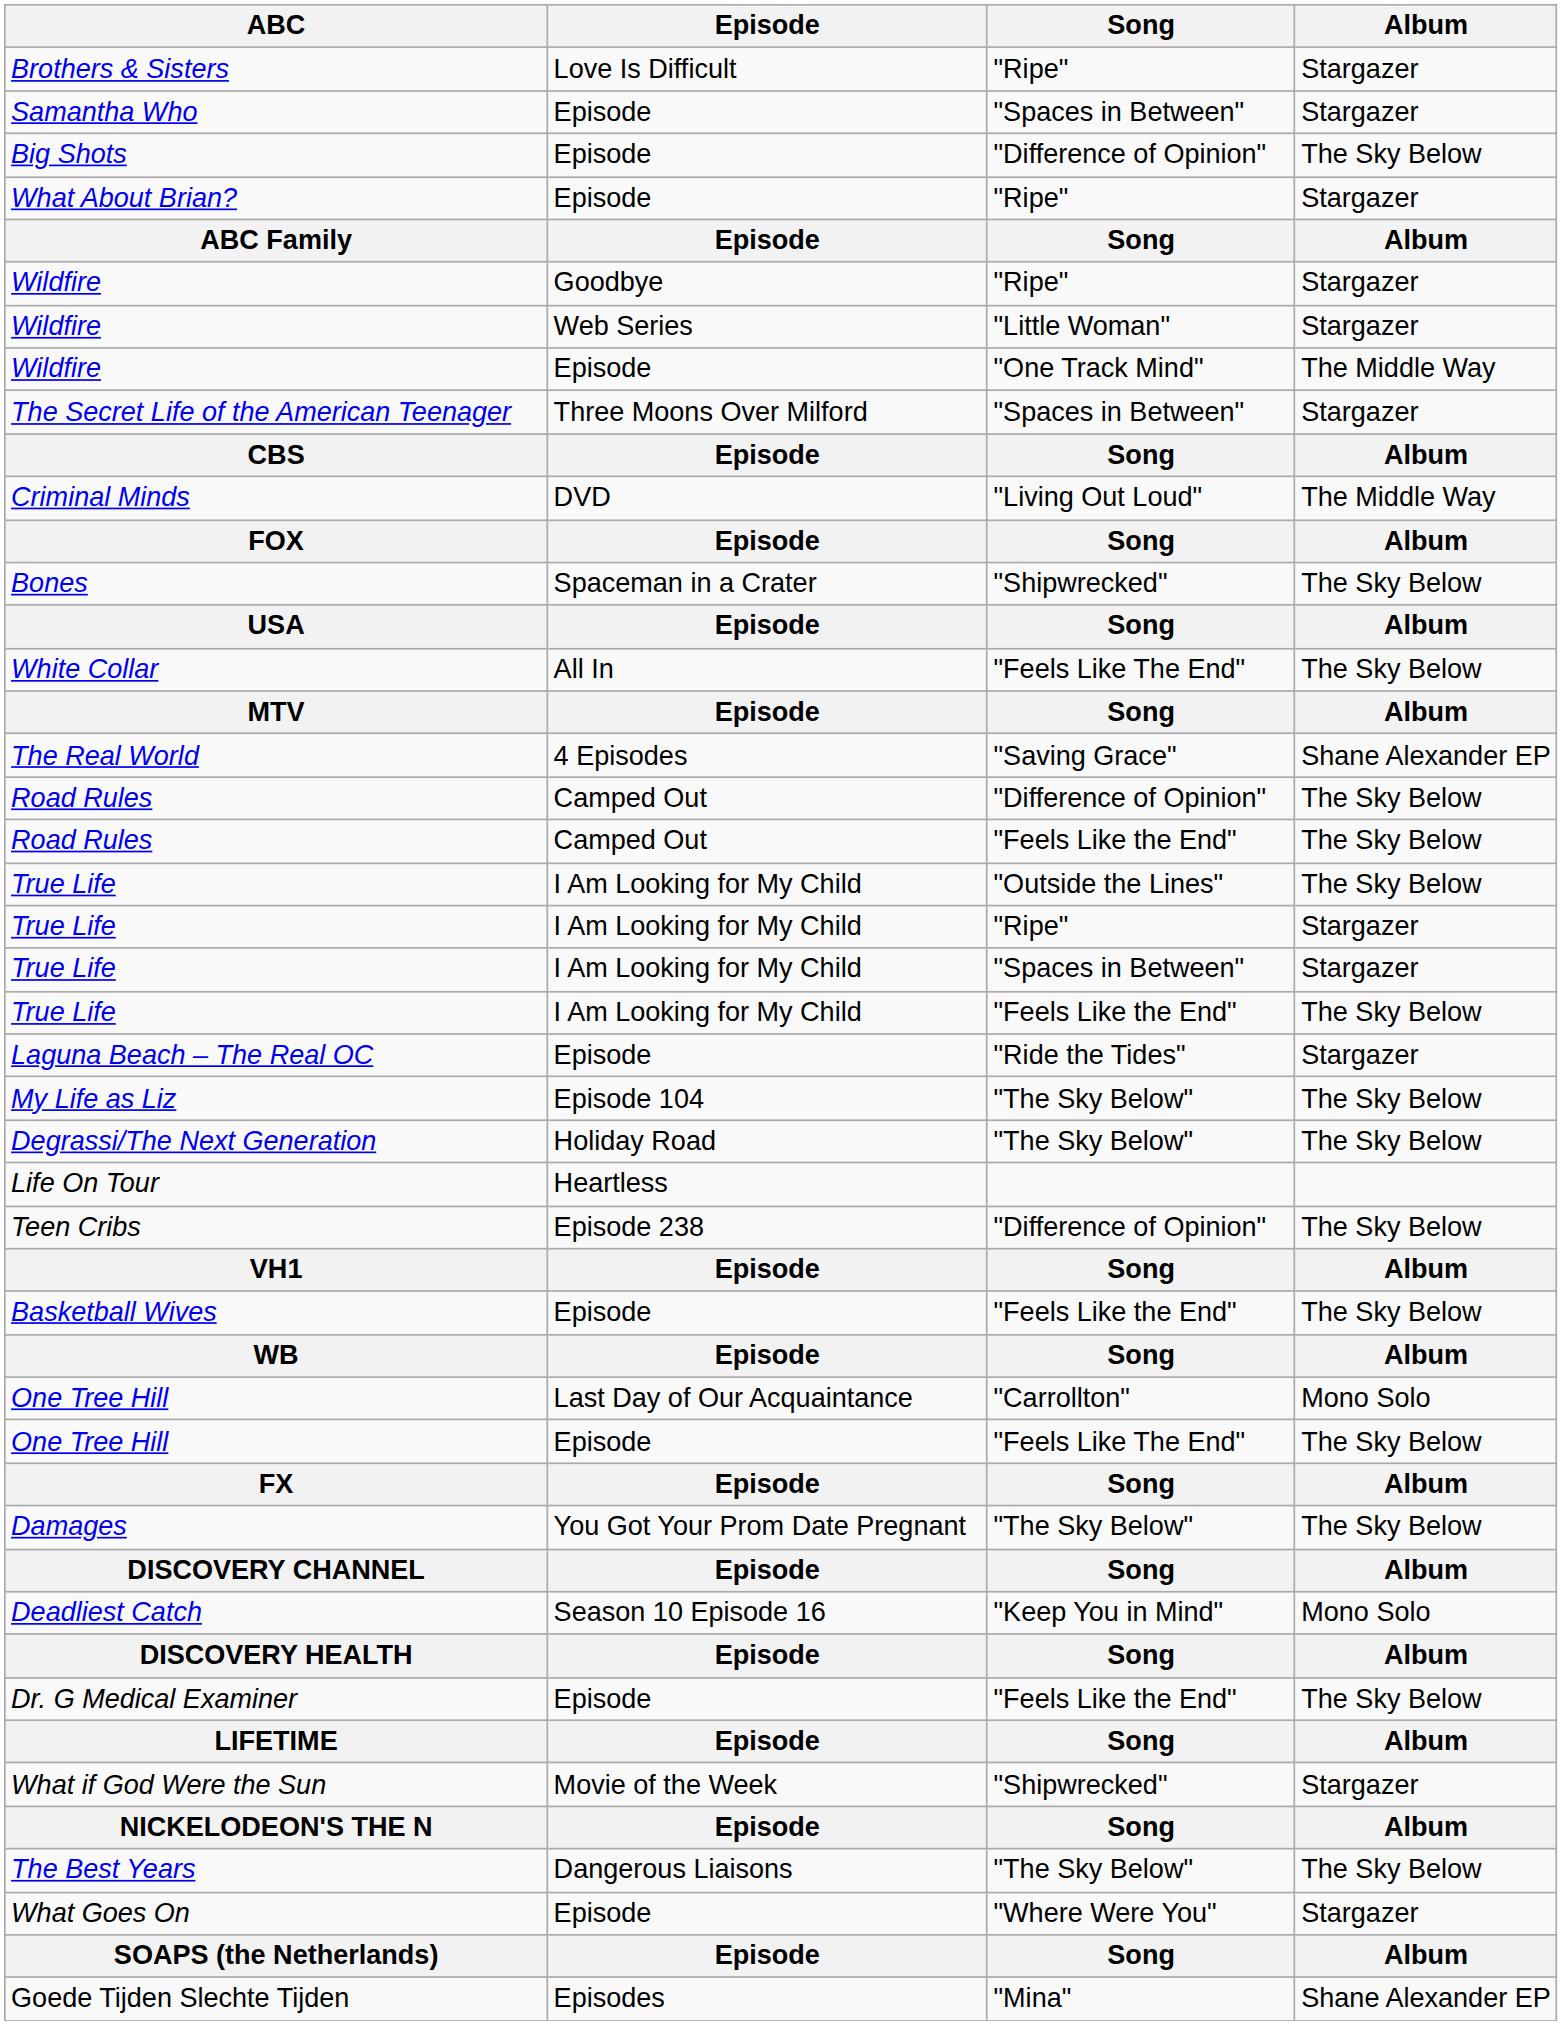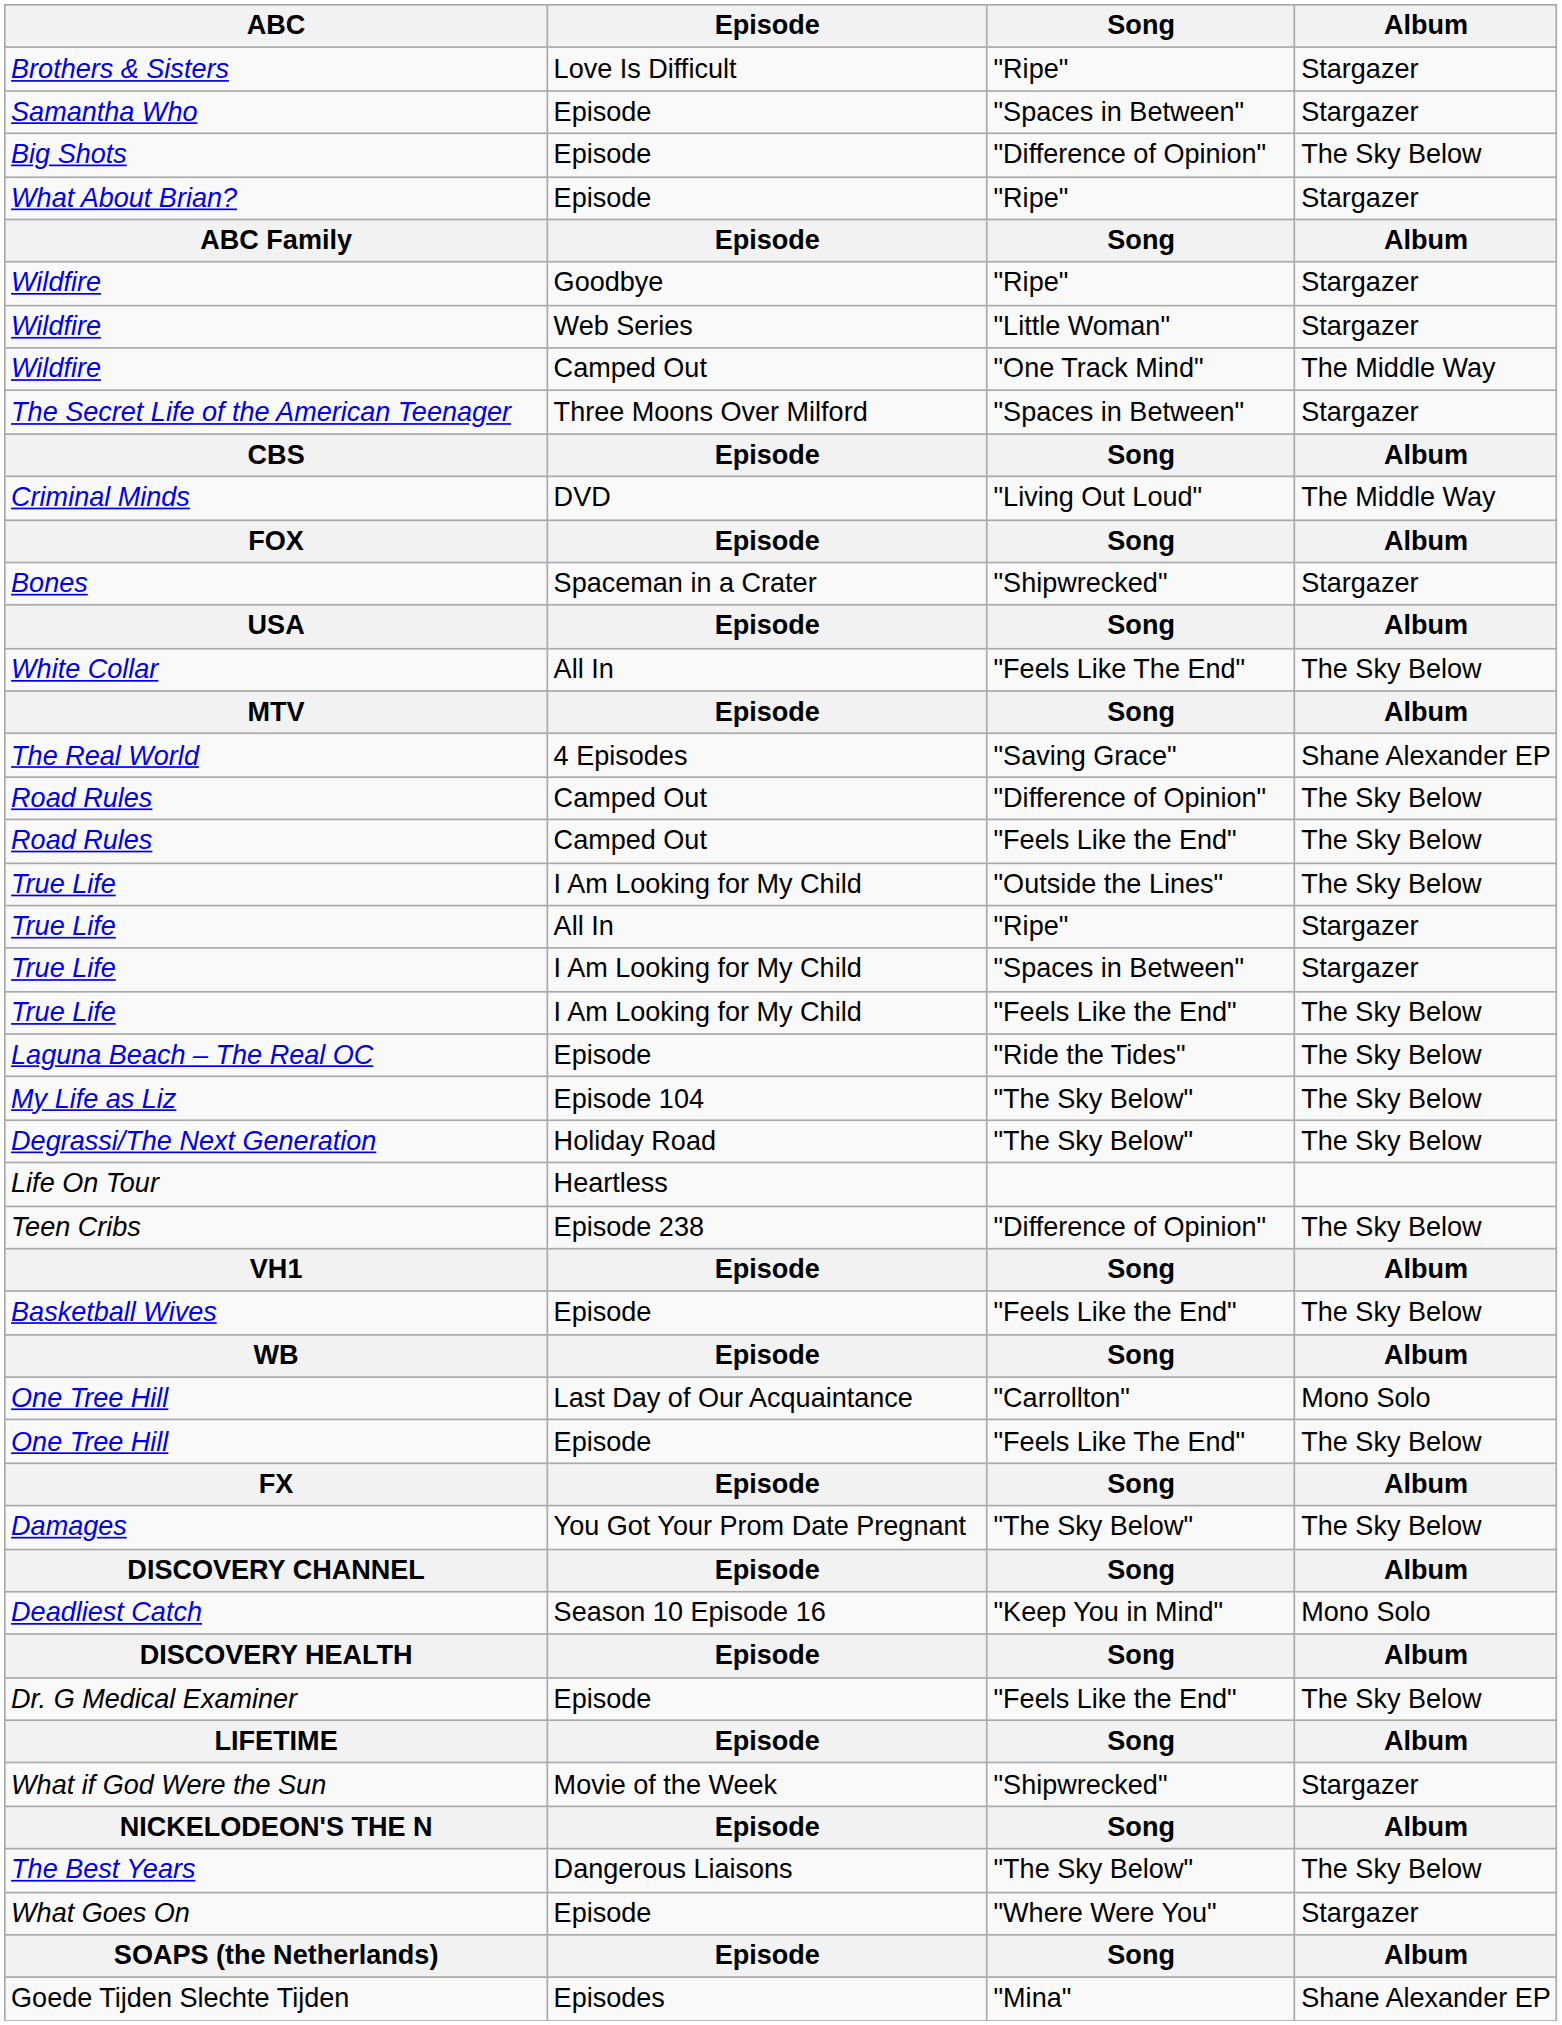(602, 369) Episode -> (630, 369) Camped Out
(1391, 583) The Sky Below -> (1367, 583) Stargazer
(708, 926) I Am Looking for My Child -> (584, 926) All In
(1360, 1055) Stargazer -> (1391, 1055) The Sky Below
